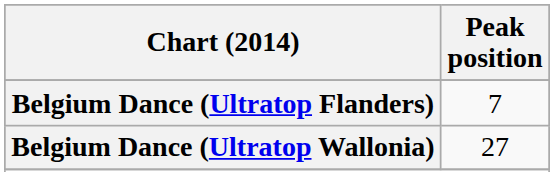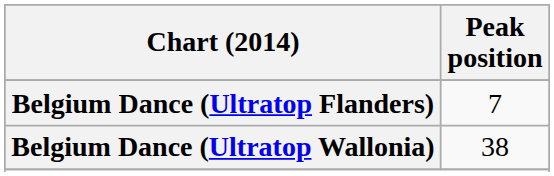(495, 147) 27 -> (495, 147) 38
